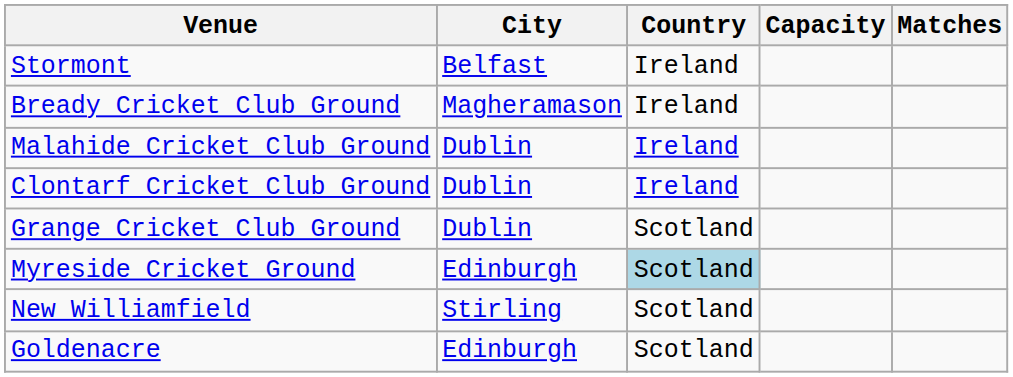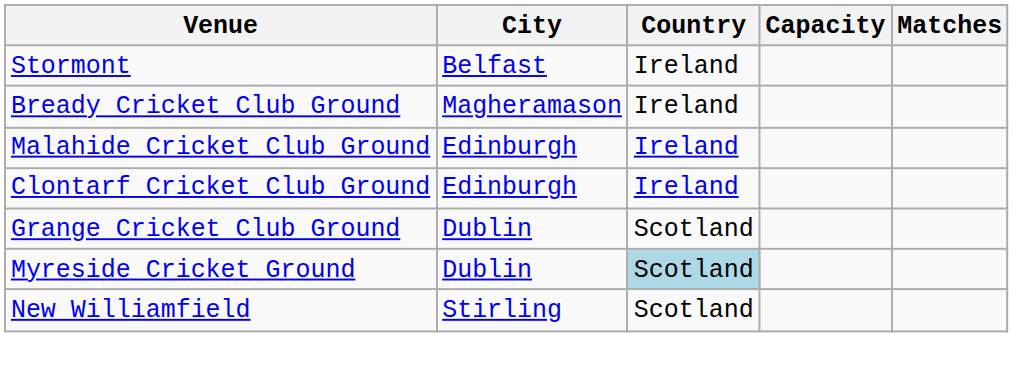(487, 147) Dublin -> (510, 147) Edinburgh
(487, 188) Dublin -> (510, 188) Edinburgh
(510, 269) Edinburgh -> (487, 269) Dublin
- row: (86, 351)
